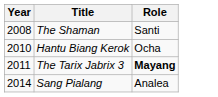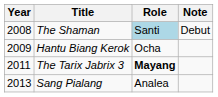+ column: (195, 13)
(147, 30) no background -> (147, 30) lightblue background
(19, 48) 2010 -> (19, 48) 2009
(19, 83) 2014 -> (19, 83) 2013
